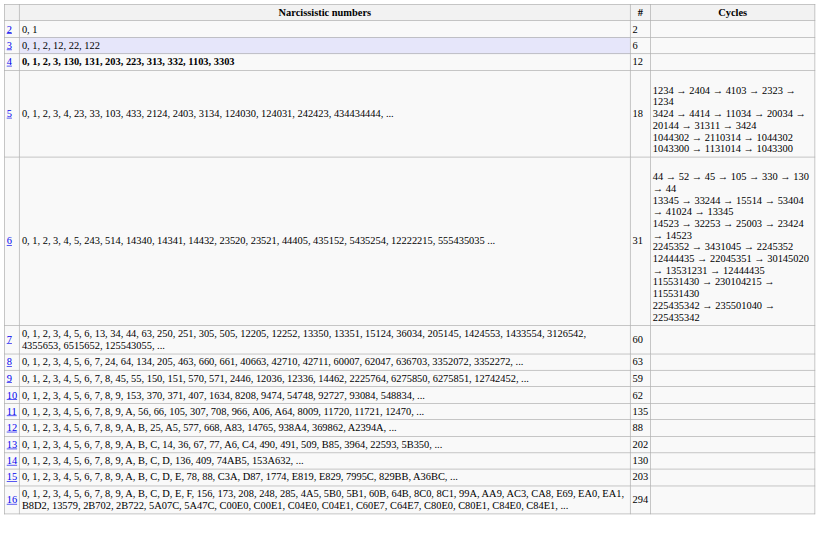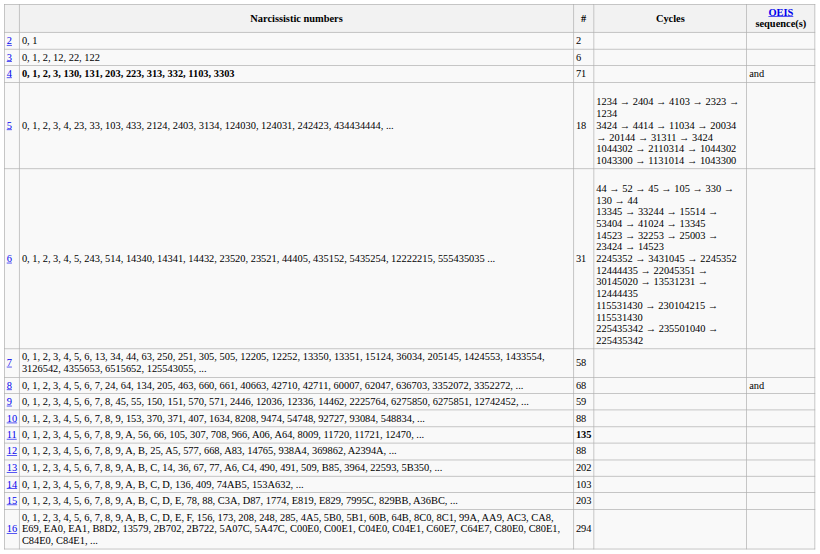+ column: (781, 18)
(61, 45) lavender background -> (61, 57) no background
(638, 62) 12 -> (581, 73) 71
(638, 339) 60 -> (581, 363) 58
(638, 362) 63 -> (581, 385) 68
(638, 395) 62 -> (581, 418) 88
(640, 411) normal -> (584, 435) bold
(640, 461) 130 -> (584, 484) 103
